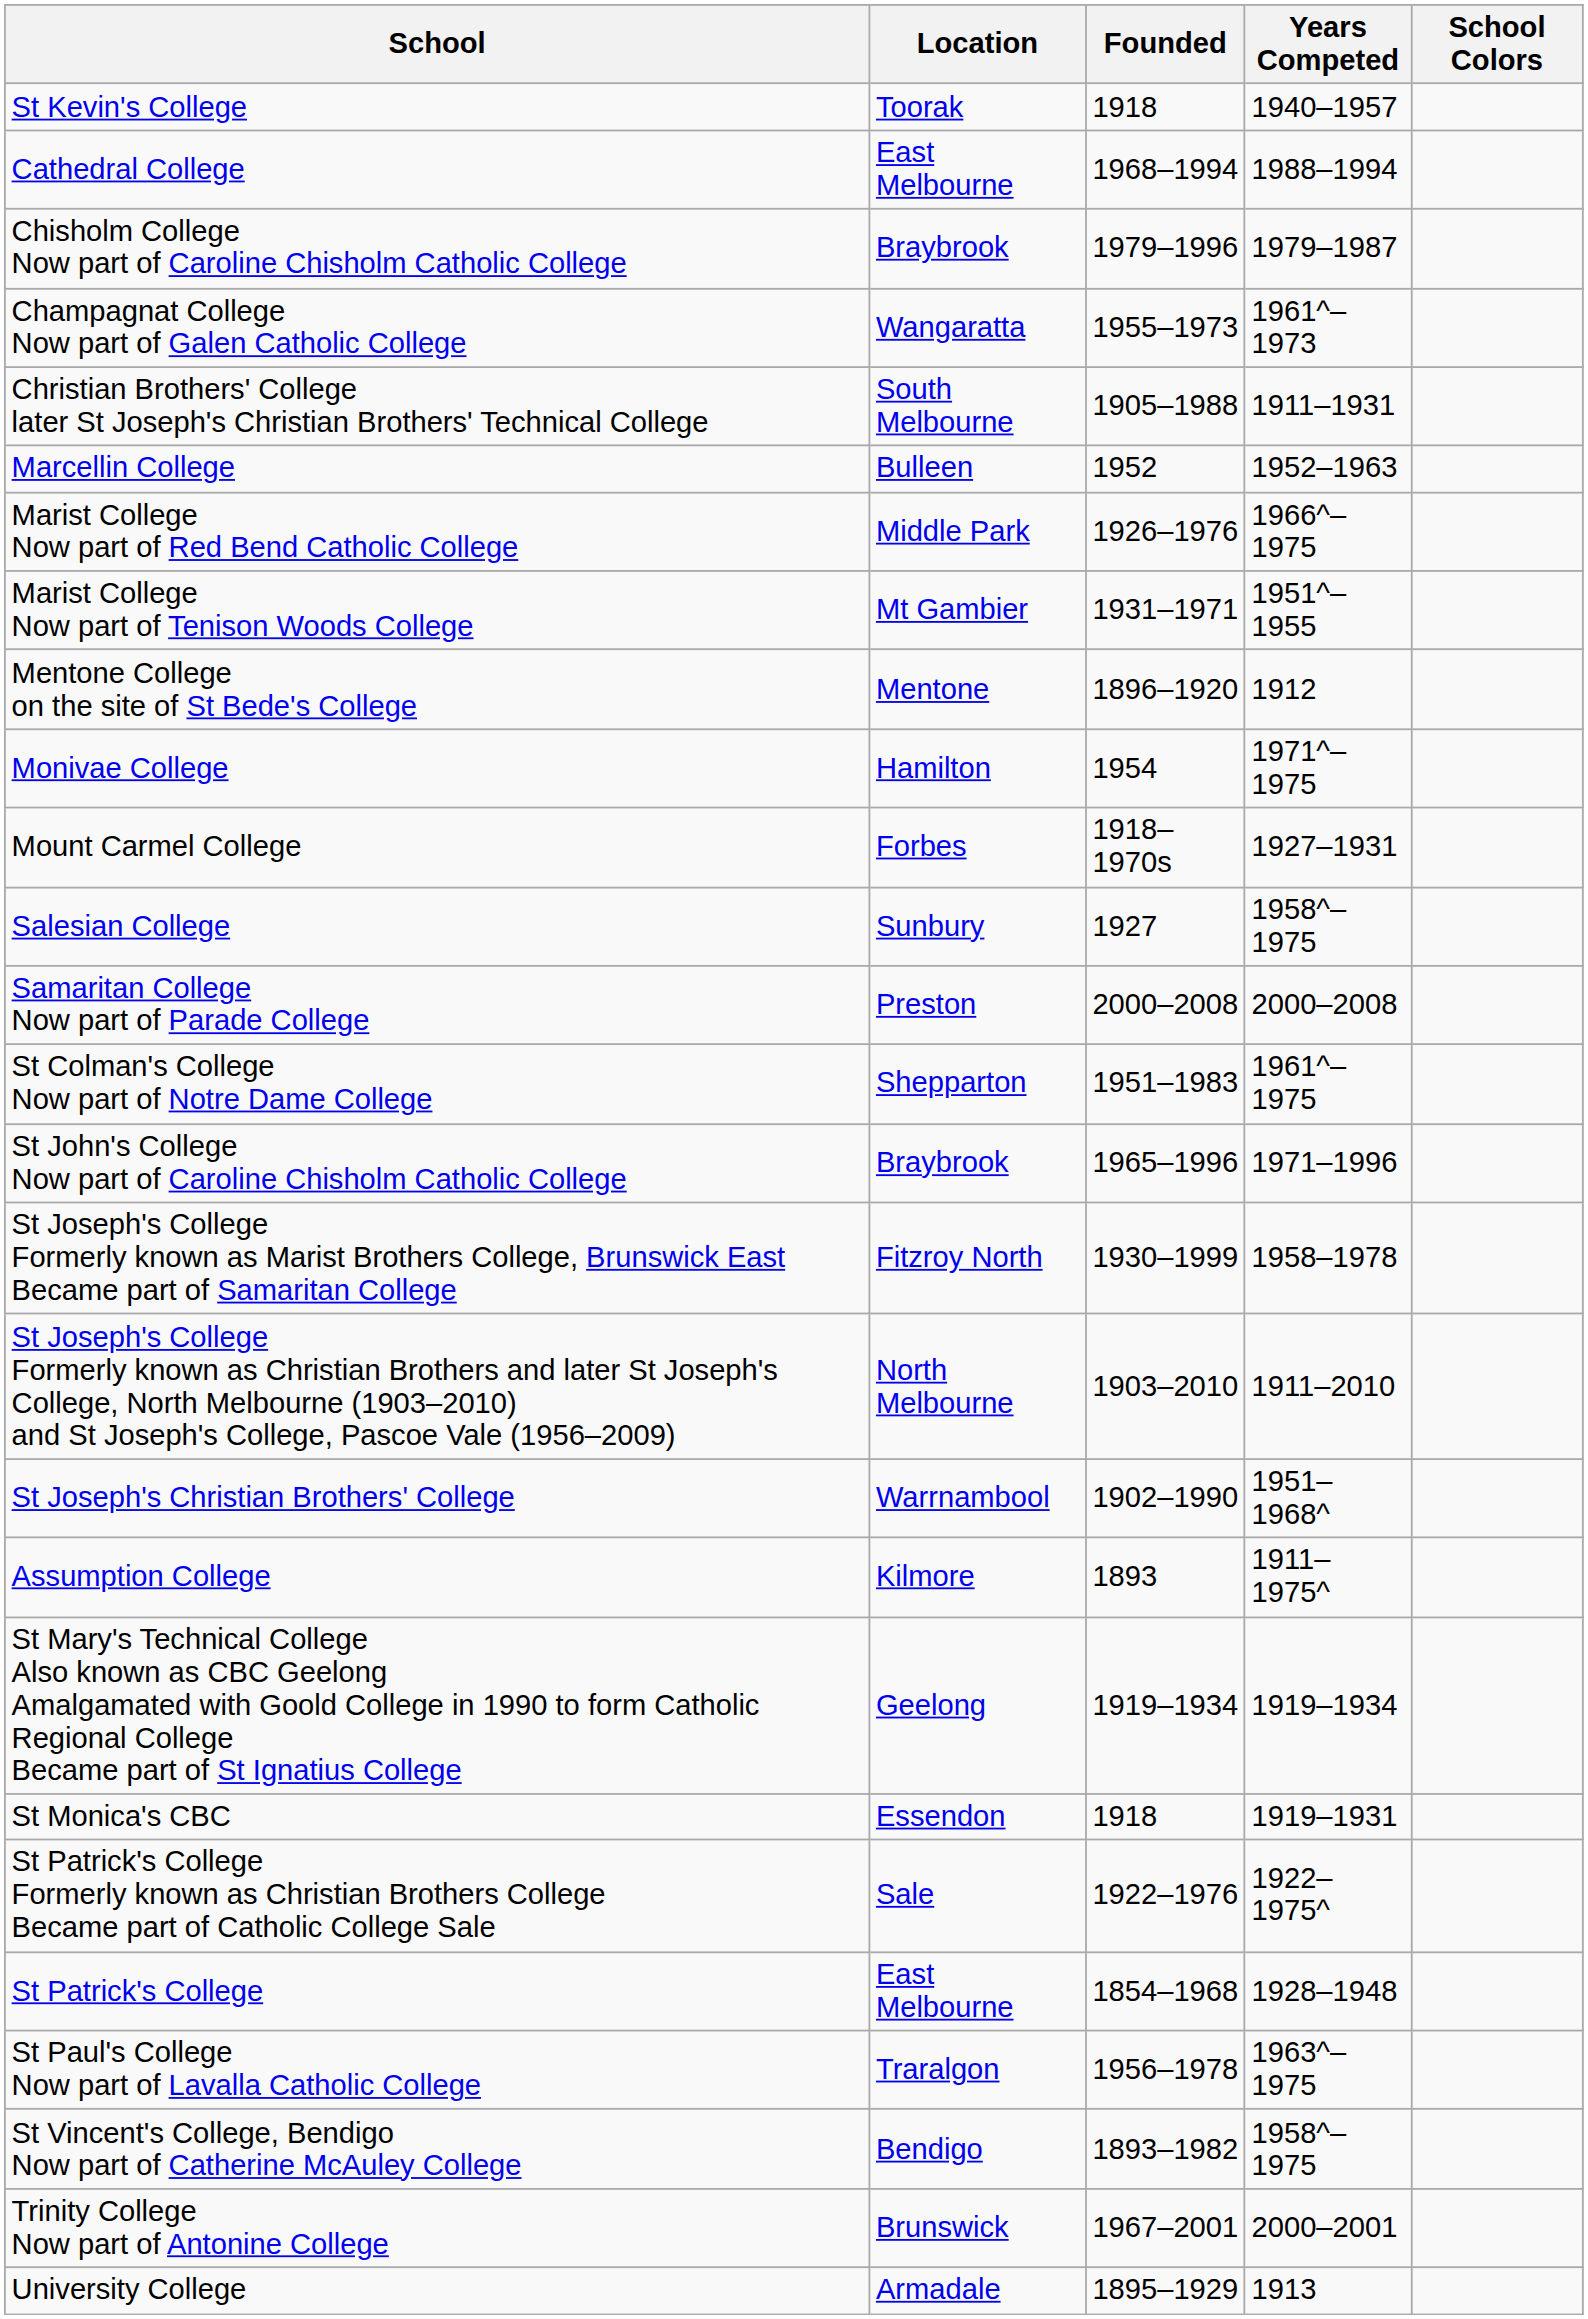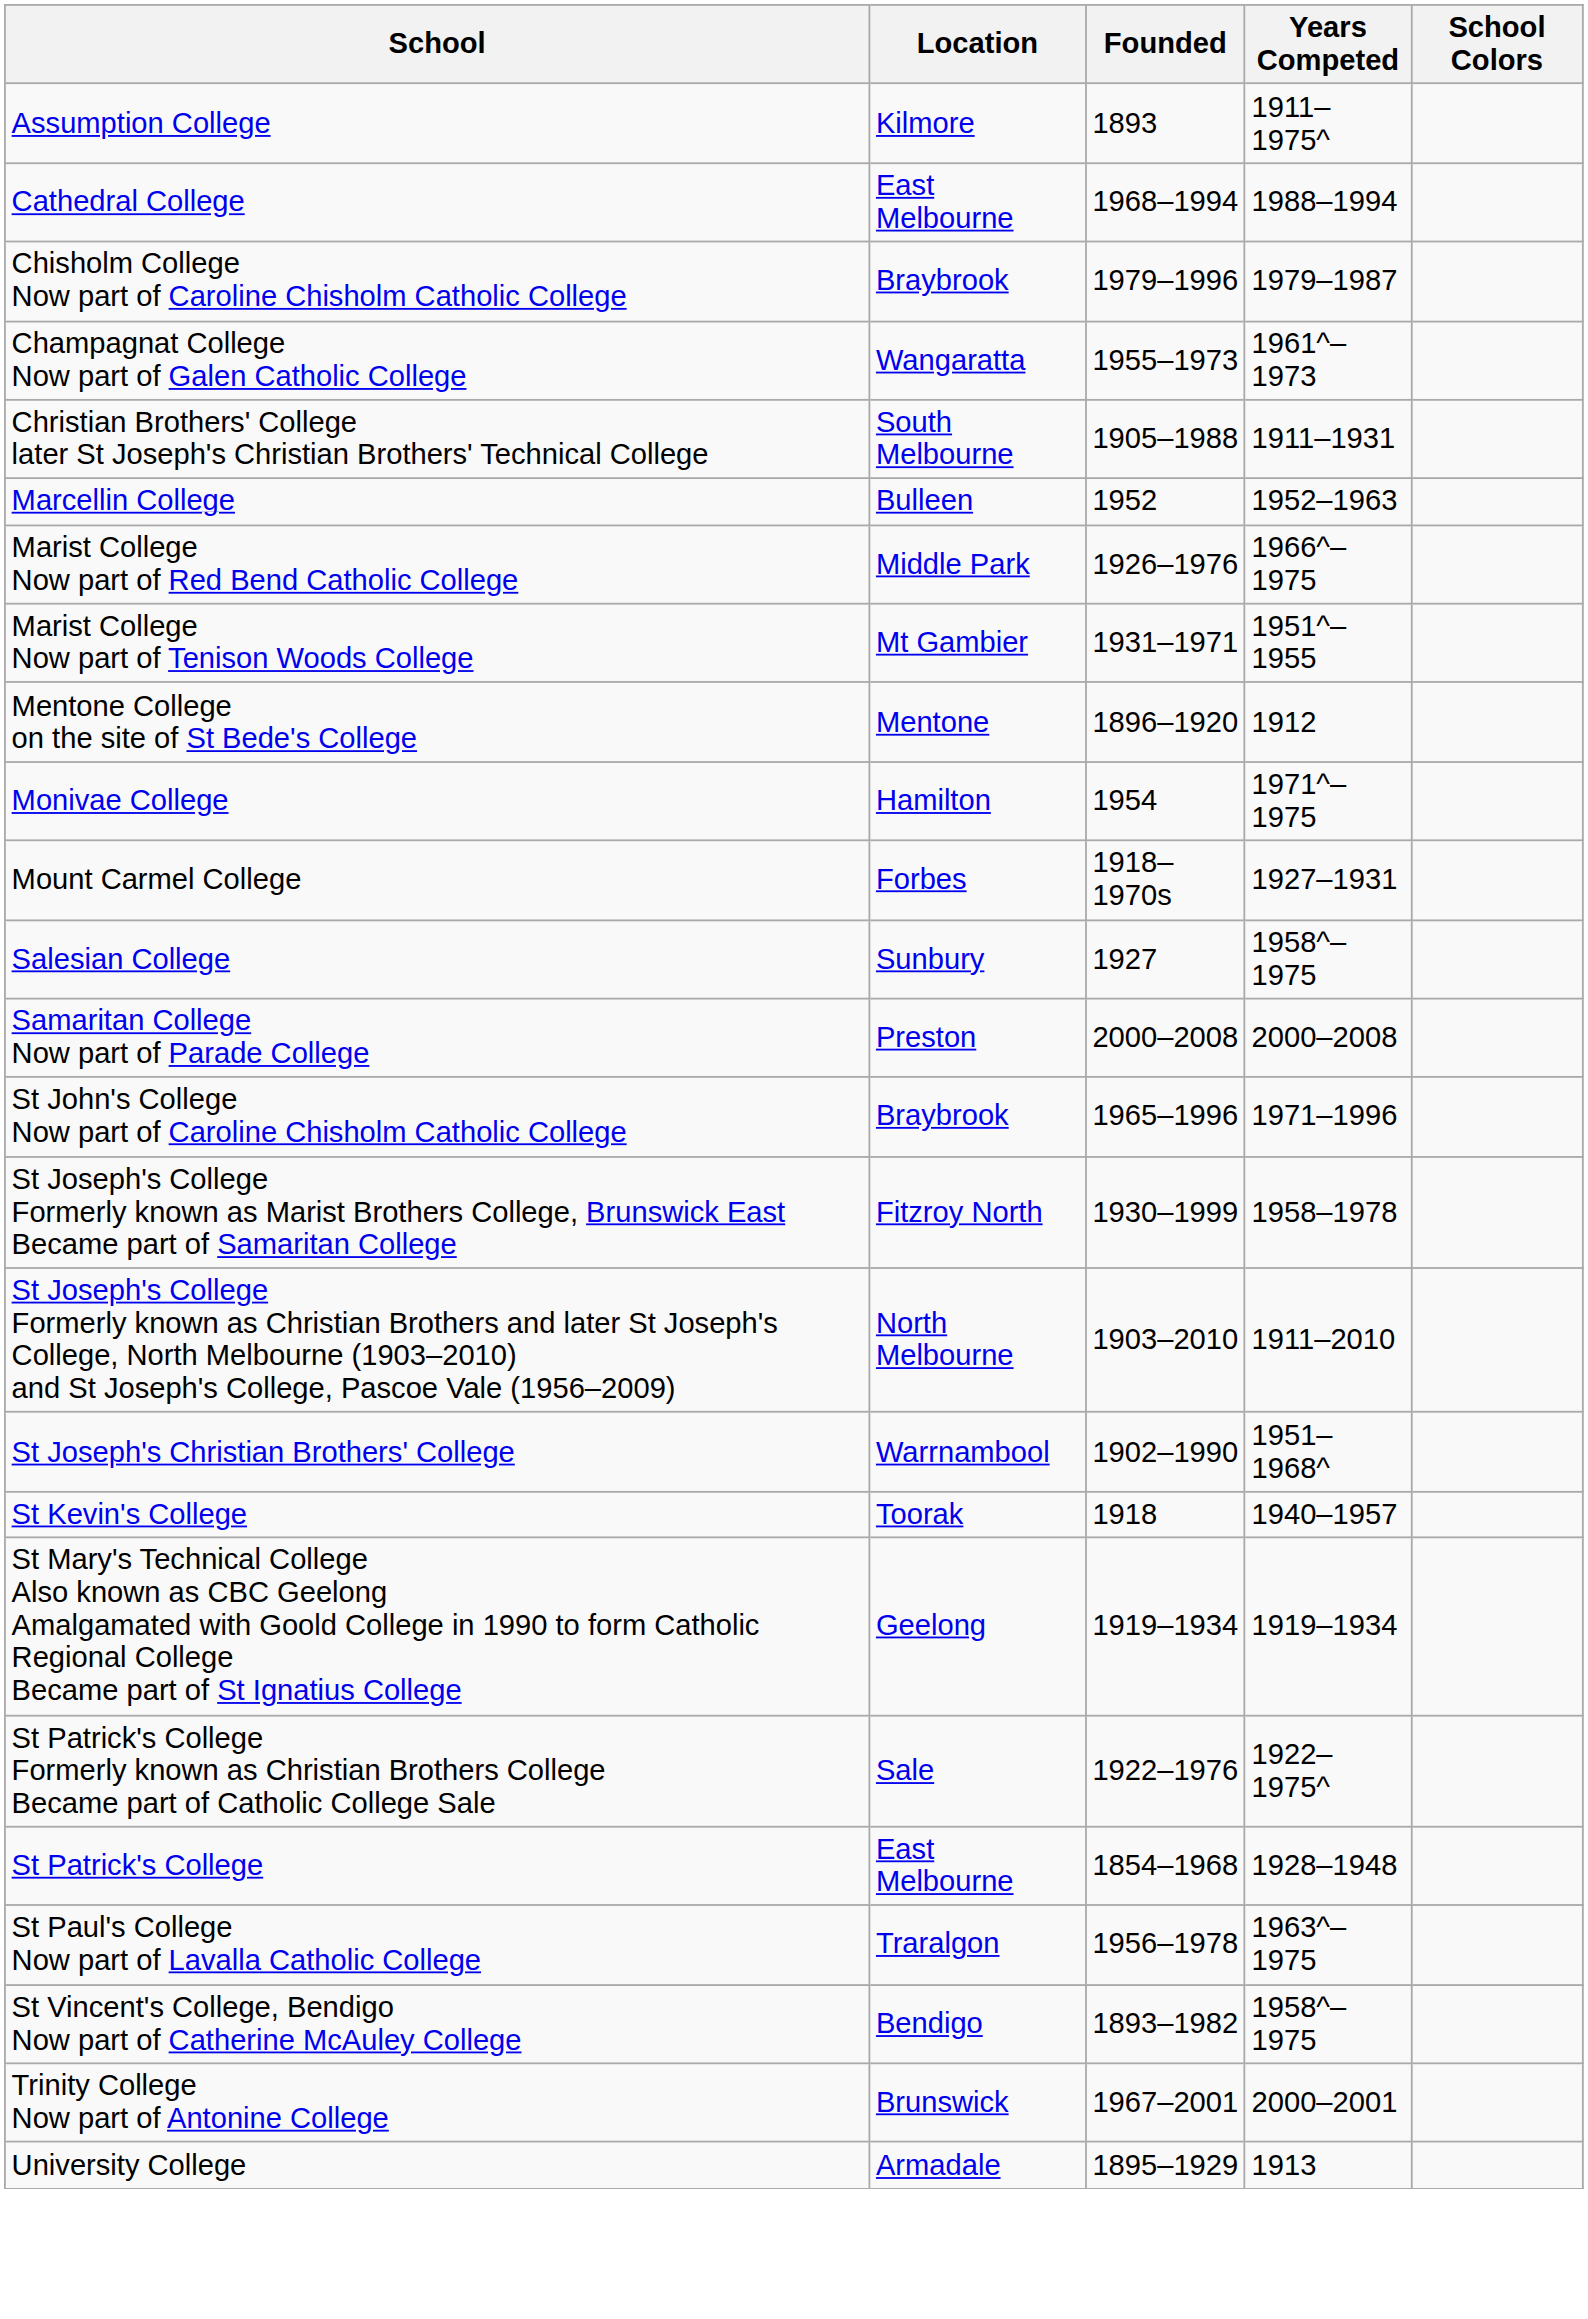rows swapped: (141, 1576) <-> (129, 106)
- row: (222, 1083)
- row: (121, 1816)
